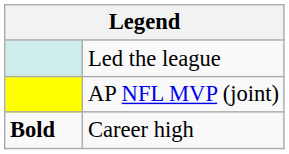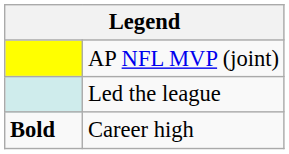rows swapped: (184, 93) <-> (154, 58)
